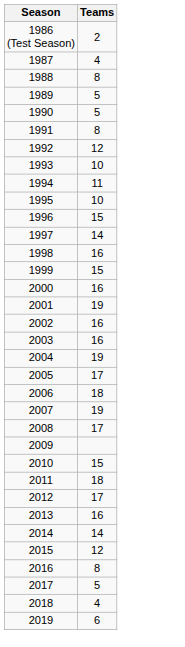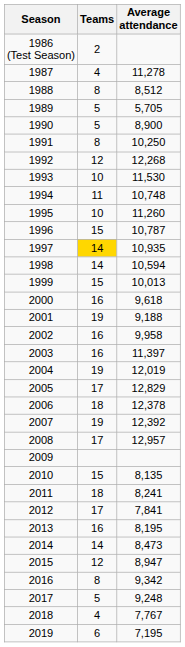+ column: (148, 19)
(97, 235) no background -> (97, 248) gold background
(97, 253) 16 -> (97, 265) 14
